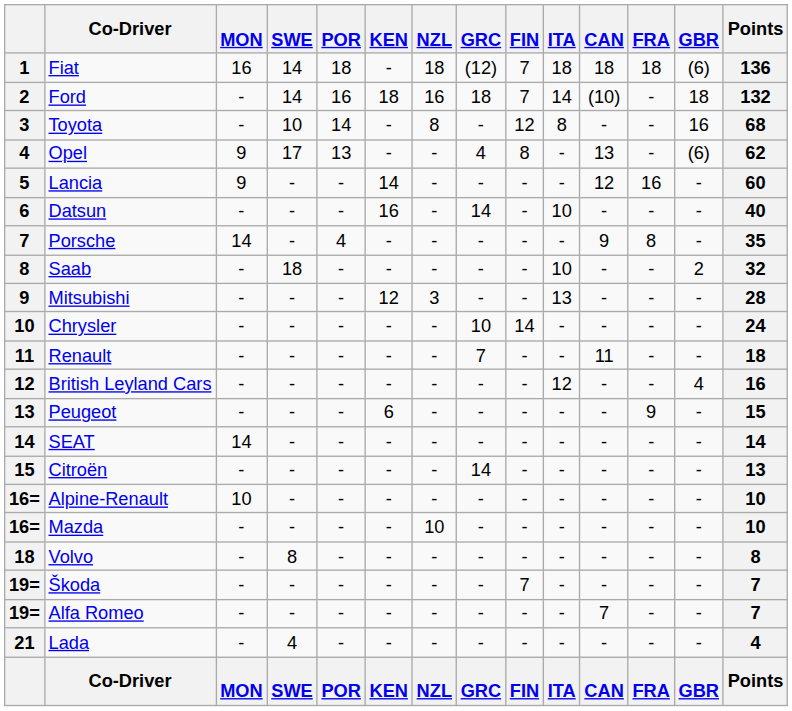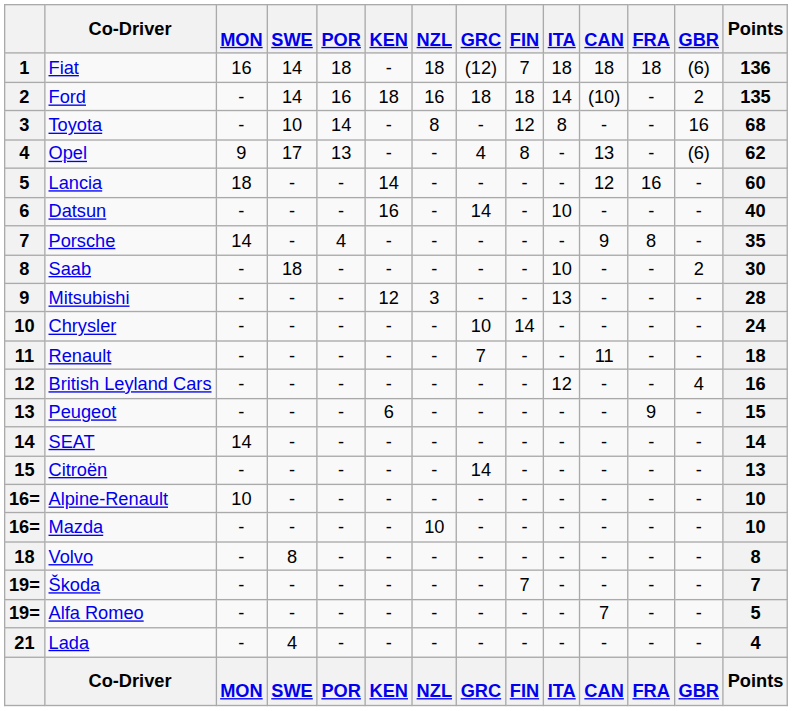(524, 96) 7 -> (524, 96) 18
(699, 96) 18 -> (699, 96) 2
(755, 96) 132 -> (755, 96) 135
(241, 182) 9 -> (241, 182) 18
(755, 269) 32 -> (755, 269) 30
(755, 613) 7 -> (755, 613) 5
